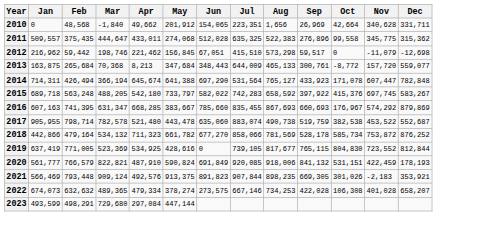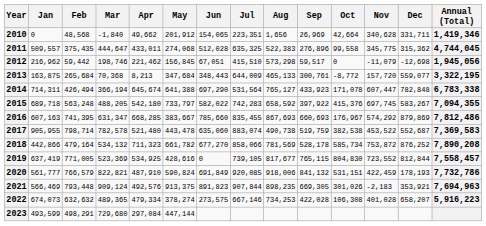+ column: (457, 16)
